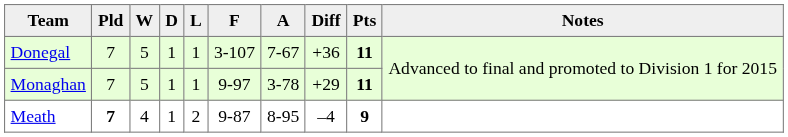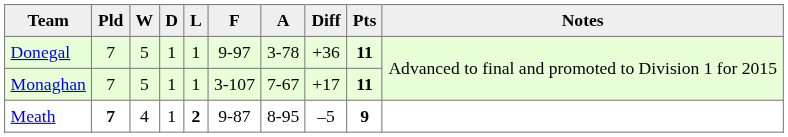(234, 52) 3-107 -> (234, 52) 9-97
(283, 52) 7-67 -> (283, 52) 3-78
(234, 84) 9-97 -> (234, 84) 3-107
(283, 84) 3-78 -> (283, 84) 7-67
(326, 84) +29 -> (326, 84) +17
(196, 116) normal -> (196, 116) bold
(326, 116) –4 -> (326, 116) –5
